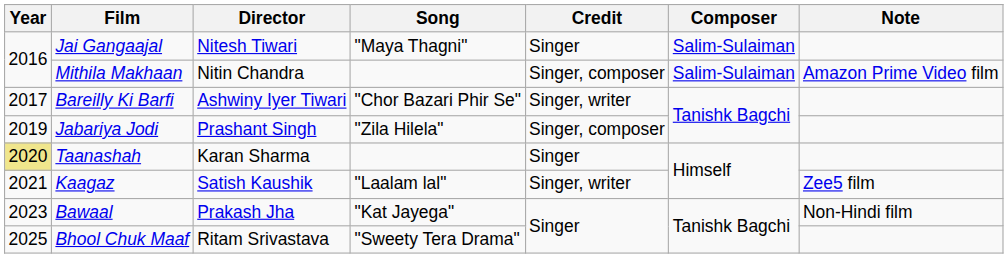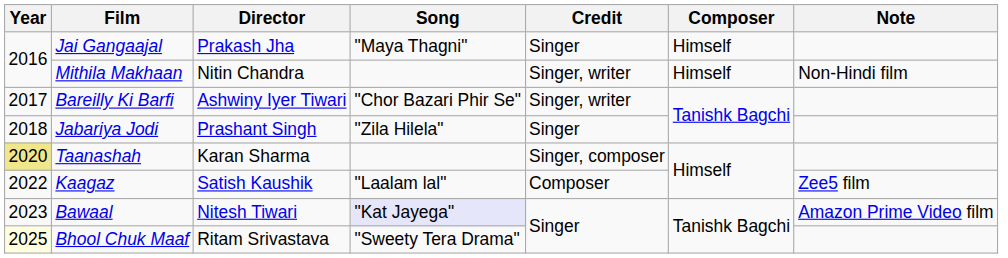(247, 45) Nitesh Tiwari -> (246, 45) Prakash Jha
(734, 45) Salim-Sulaiman -> (702, 45) Himself
(597, 73) Singer, composer -> (580, 73) Singer, writer
(734, 73) Salim-Sulaiman -> (702, 73) Himself
(901, 73) Amazon Prime Video film -> (853, 73) Non-Hindi film
(28, 128) 2019 -> (28, 128) 2018
(597, 128) Singer, composer -> (554, 128) Singer
(554, 156) Singer -> (597, 156) Singer, composer
(28, 184) 2021 -> (28, 184) 2022
(580, 184) Singer, writer -> (569, 184) Composer
(246, 211) Prakash Jha -> (247, 211) Nitesh Tiwari
(404, 211) no background -> (404, 211) lavender background
(858, 211) Non-Hindi film -> (896, 211) Amazon Prime Video film
(28, 239) no background -> (28, 239) lightyellow background
